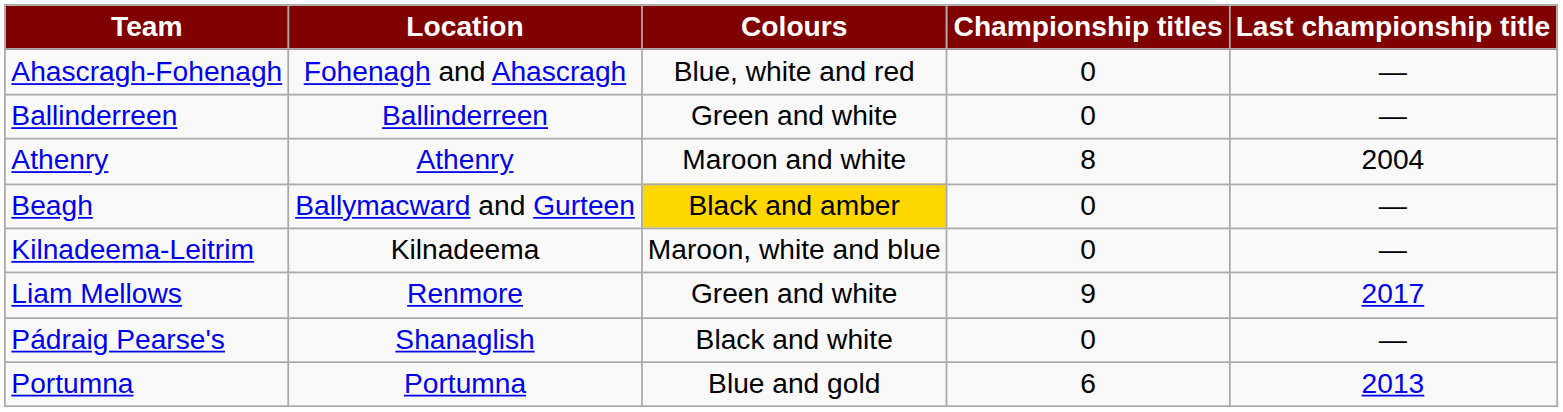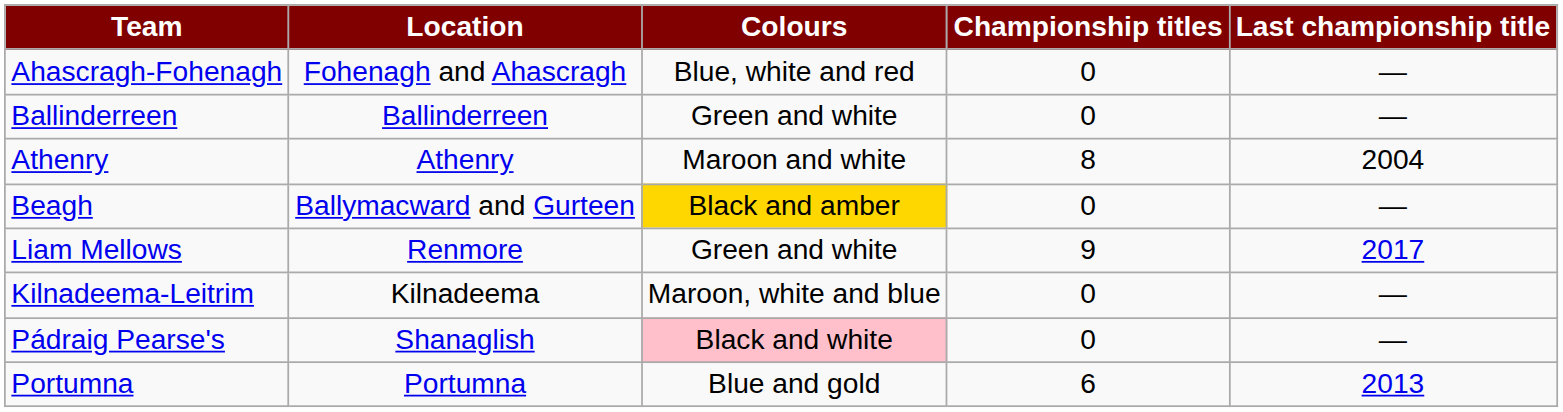rows swapped: (133, 250) <-> (97, 294)
(794, 339) no background -> (794, 339) pink background
